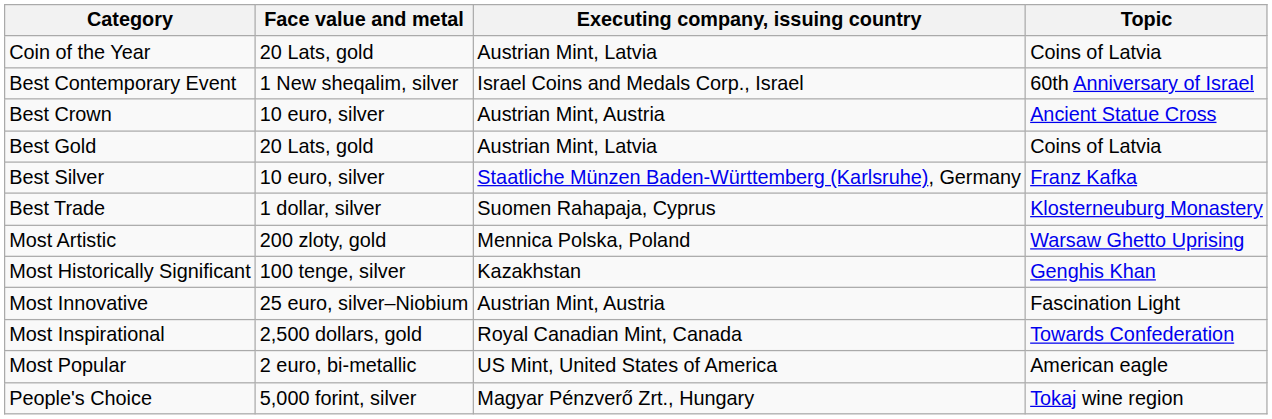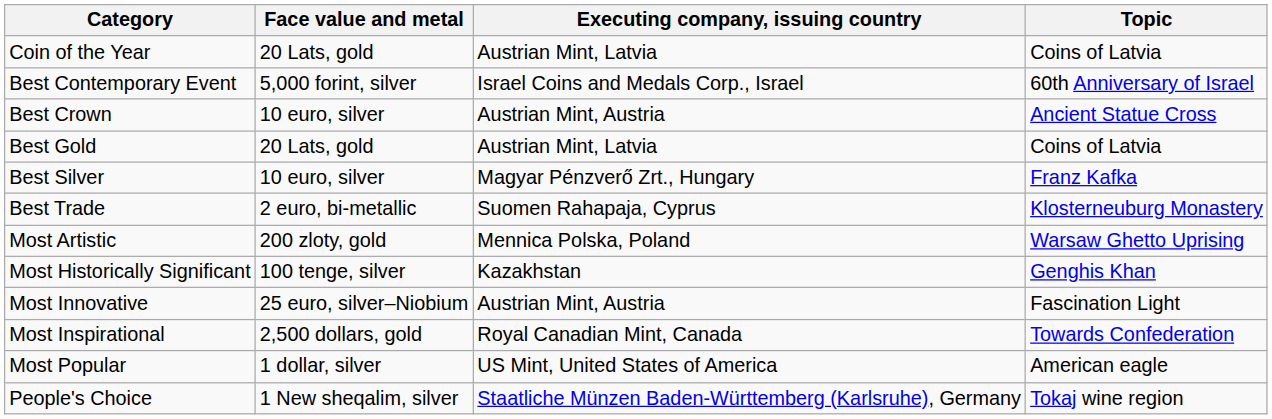(359, 83) 1 New sheqalim, silver -> (338, 83) 5,000 forint, silver
(749, 177) Staatliche Münzen Baden-Württemberg (Karlsruhe), Germany -> (616, 177) Magyar Pénzverő Zrt., Hungary
(320, 209) 1 dollar, silver -> (338, 209) 2 euro, bi-metallic
(338, 366) 2 euro, bi-metallic -> (320, 366) 1 dollar, silver
(338, 397) 5,000 forint, silver -> (359, 397) 1 New sheqalim, silver
(616, 397) Magyar Pénzverő Zrt., Hungary -> (749, 397) Staatliche Münzen Baden-Württemberg (Karlsruhe), Germany
